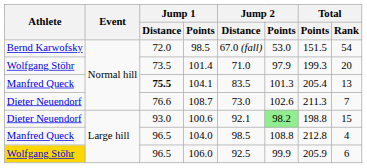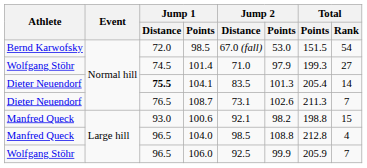(162, 66) 73.5 -> (162, 66) 74.5
(347, 66) 20 -> (347, 66) 27
(40, 83) Manfred Queck -> (44, 83) Dieter Neuendorf
(347, 83) 13 -> (347, 83) 14
(162, 101) 76.6 -> (162, 101) 76.5
(241, 101) 73.0 -> (241, 101) 73.1
(44, 119) Dieter Neuendorf -> (40, 119) Manfred Queck
(282, 119) lightgreen background -> (282, 119) no background
(41, 154) gold background -> (41, 154) no background
(347, 154) 6 -> (347, 154) 7
